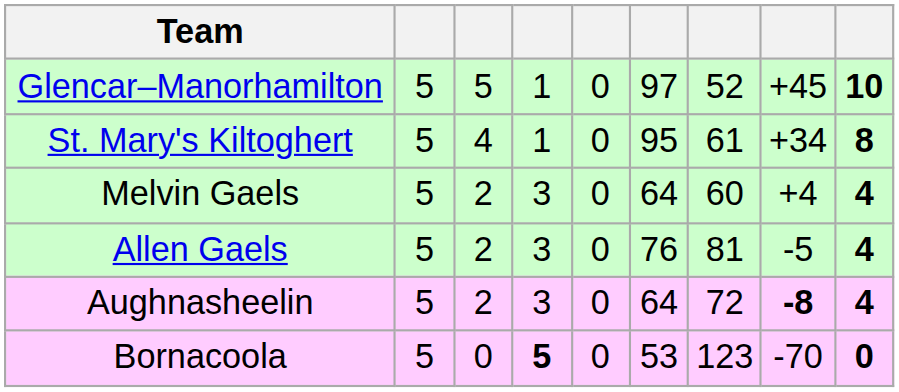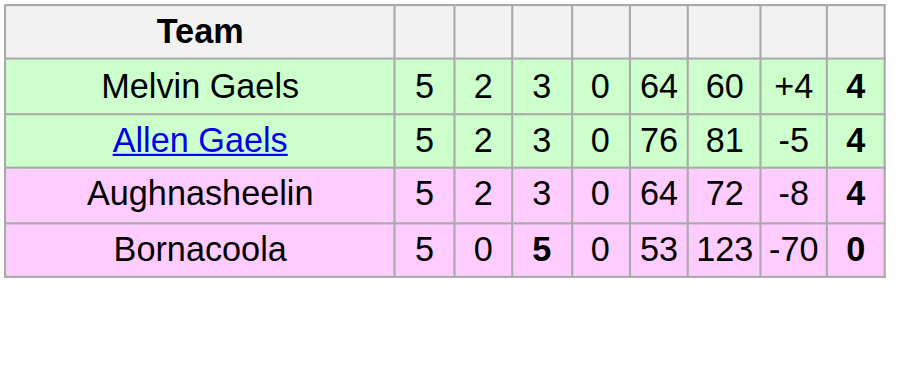- row: (200, 85)
- row: (200, 140)
(798, 303) bold -> (794, 194) normal
